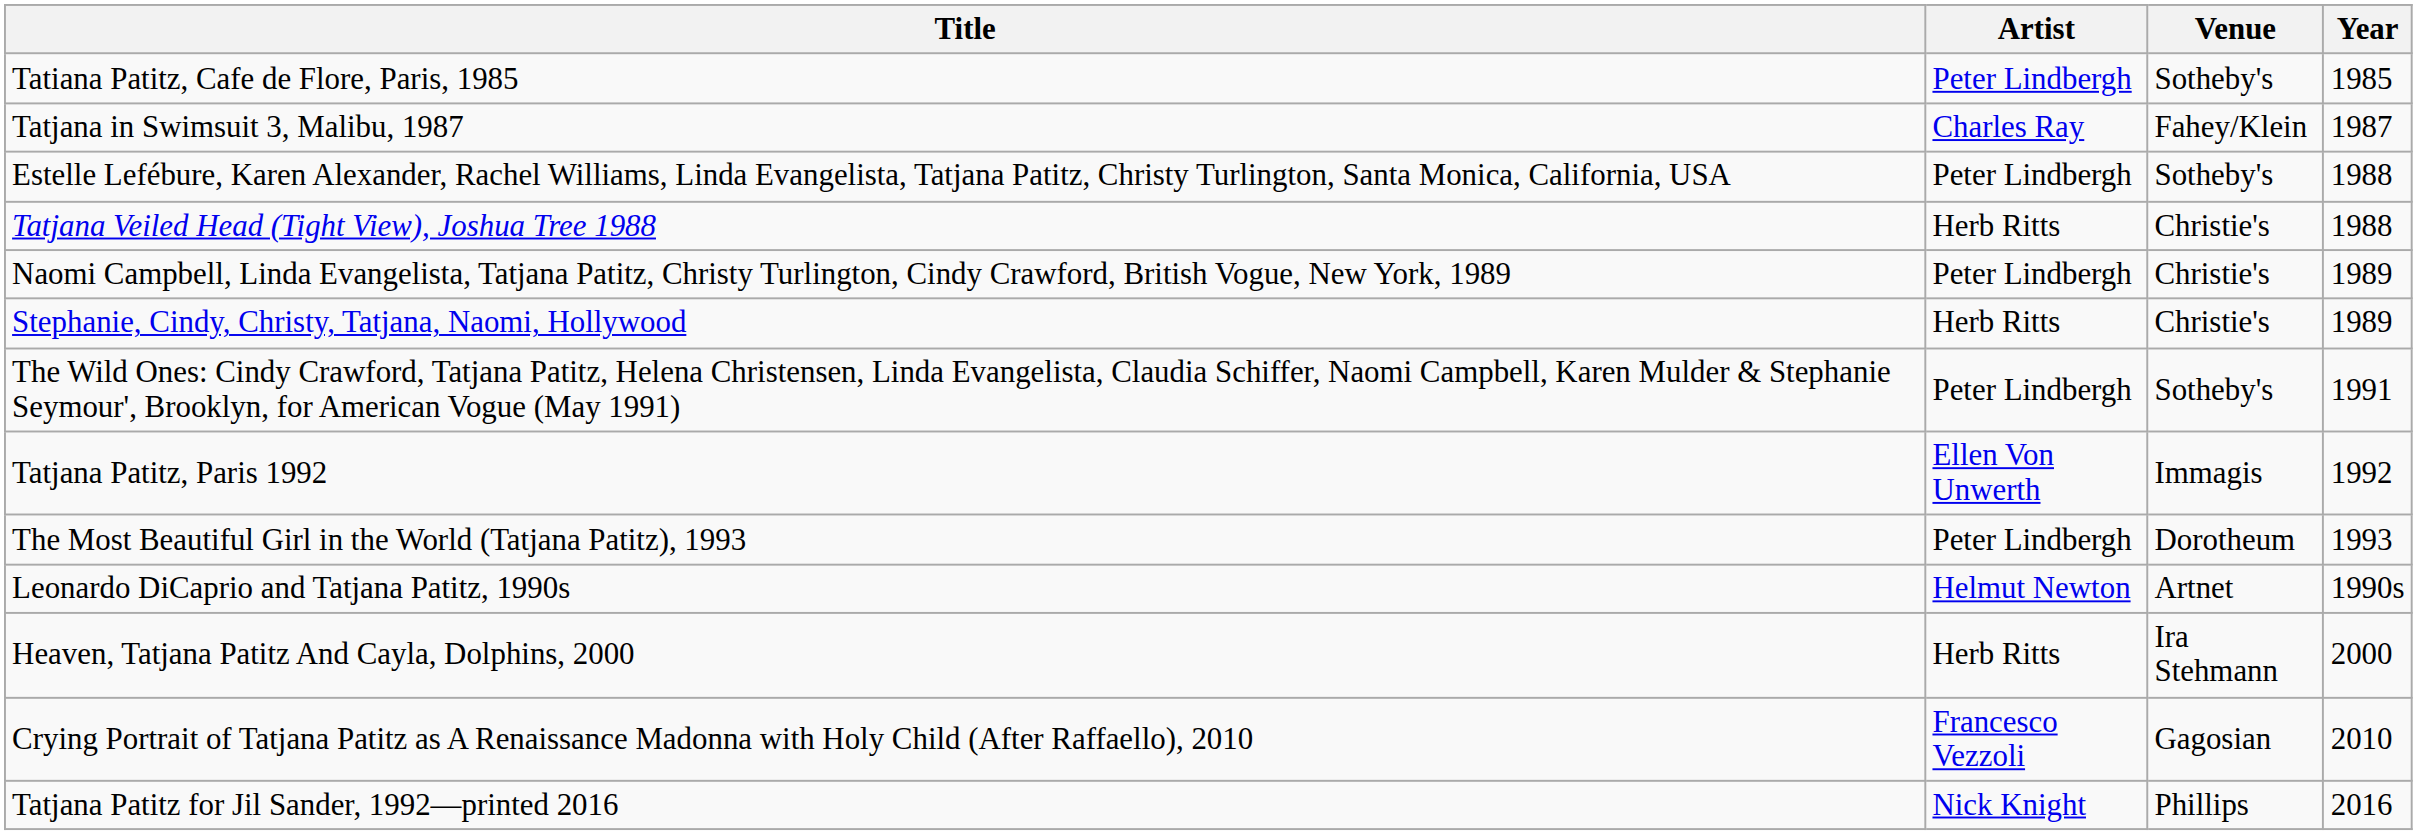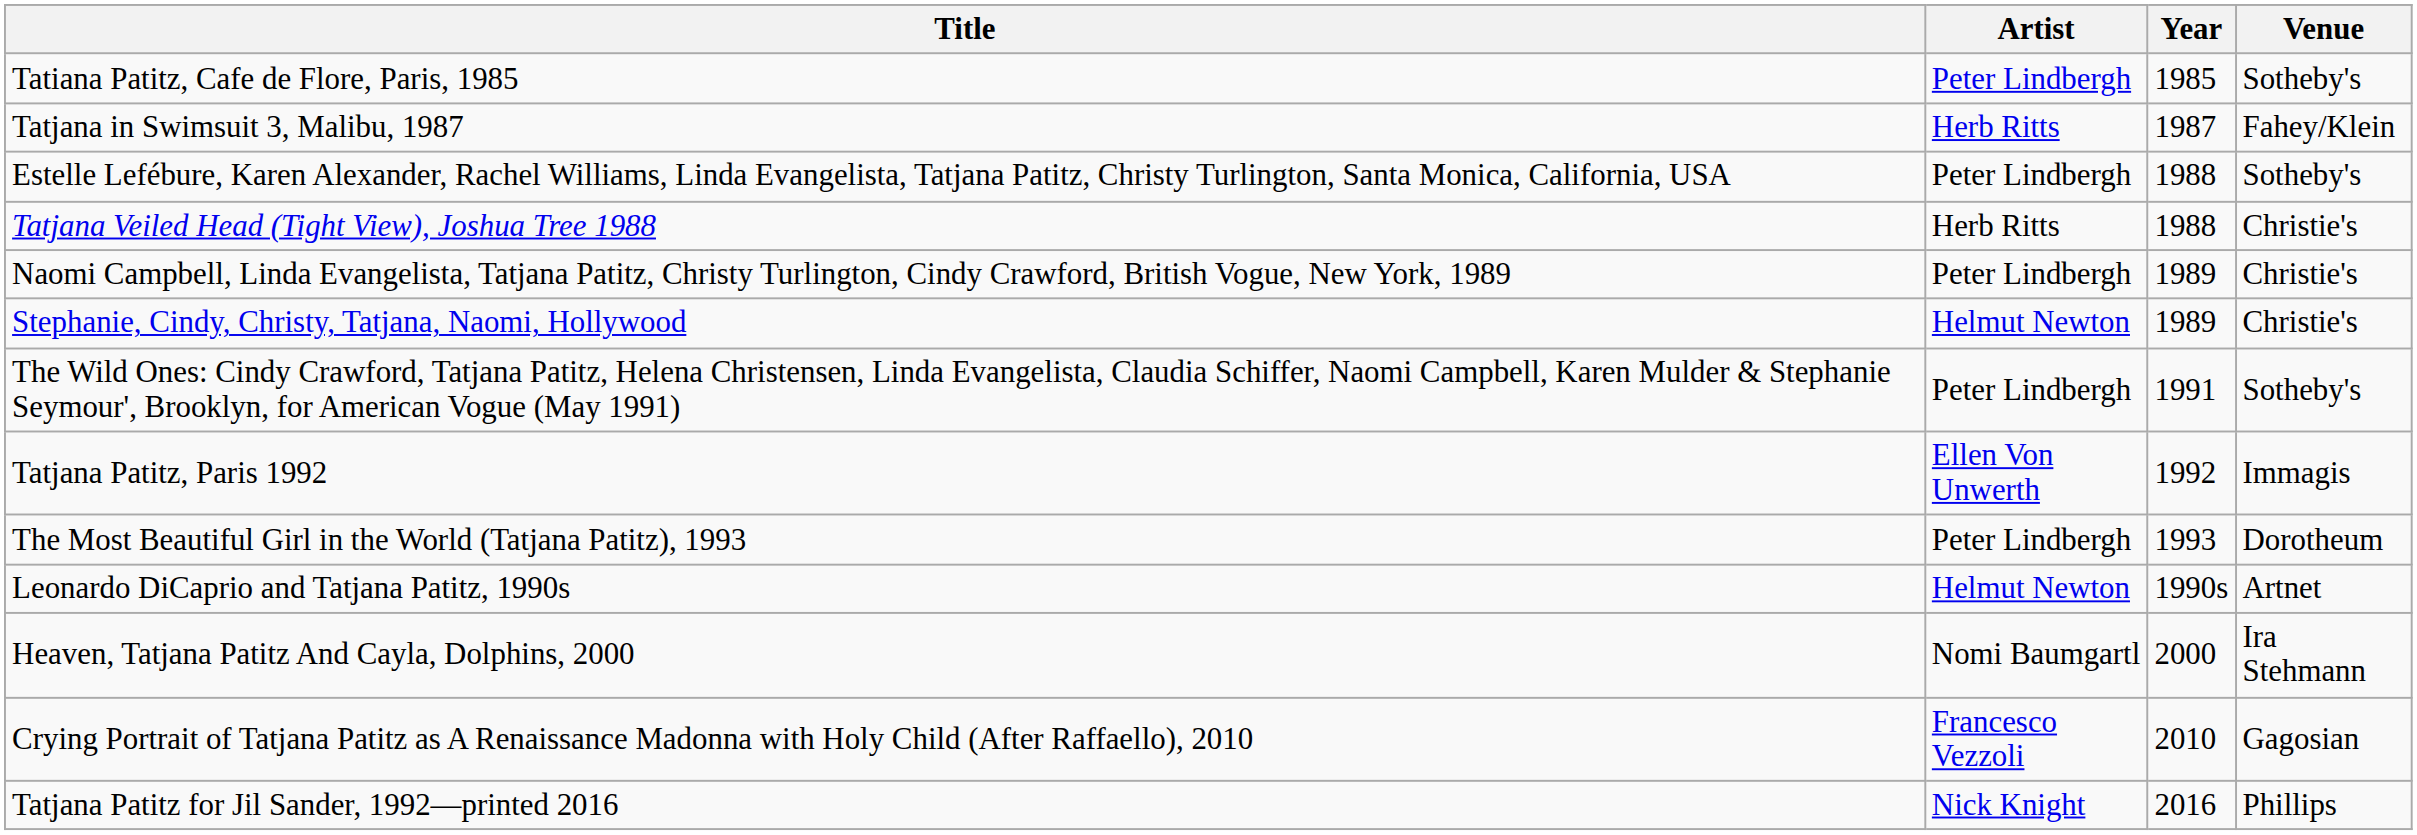columns swapped: (2368, 28) <-> (2235, 28)
(2008, 126) Charles Ray -> (1996, 126) Herb Ritts
(1996, 322) Herb Ritts -> (2031, 322) Helmut Newton
(1996, 654) Herb Ritts -> (2036, 654) Nomi Baumgartl
